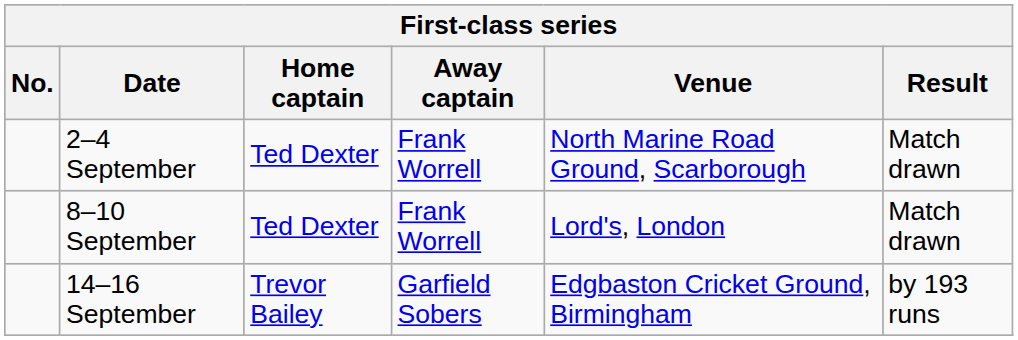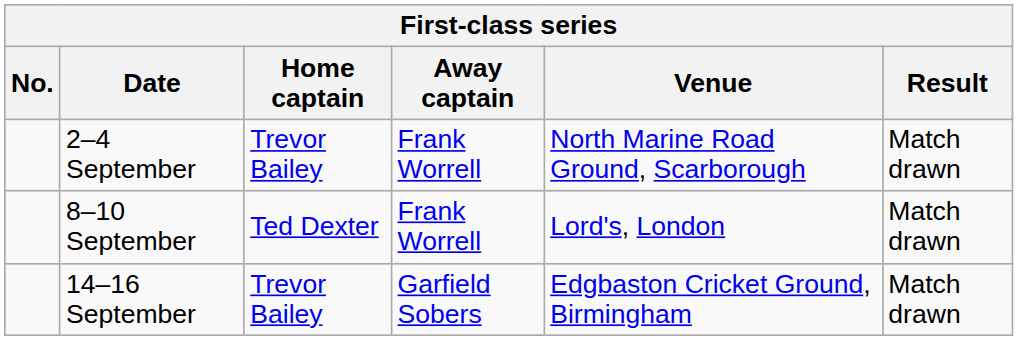(314, 154) Ted Dexter -> (288, 154) Trevor Bailey
(928, 298) by 193 runs -> (924, 298) Match drawn
